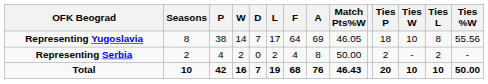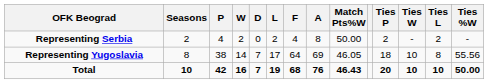rows swapped: (84, 54) <-> (84, 39)
